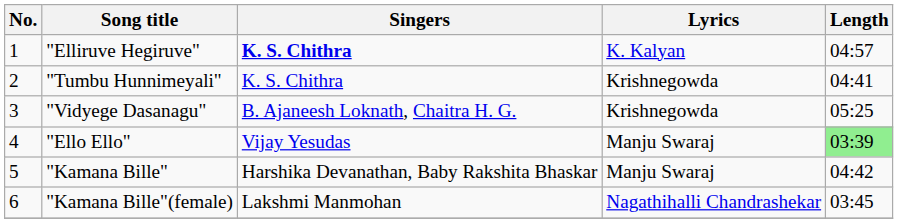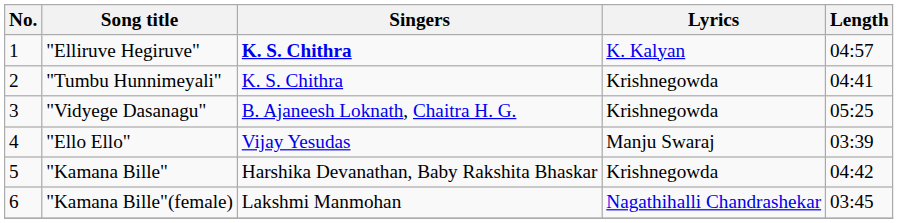(852, 141) lightgreen background -> (852, 141) no background
(660, 171) Manju Swaraj -> (662, 171) Krishnegowda
